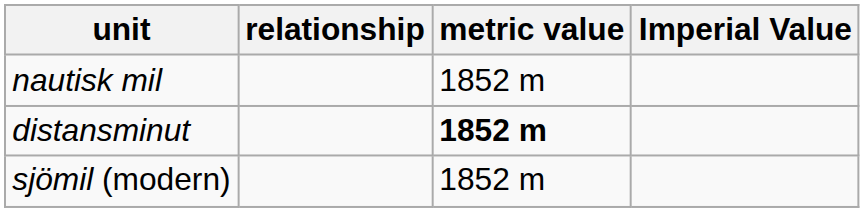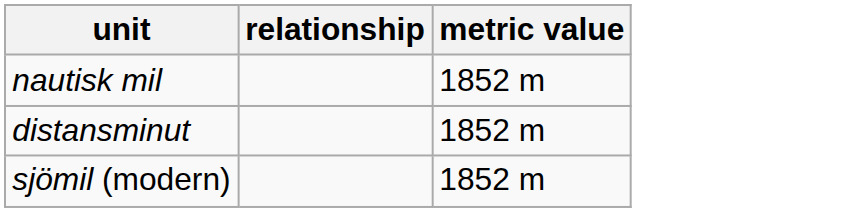- column: (745, 29)
(493, 130) bold -> (492, 130) normal
